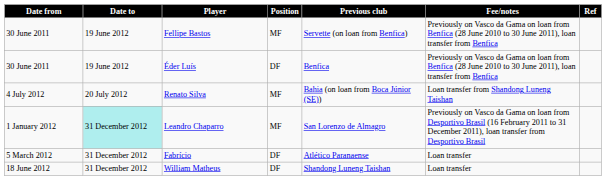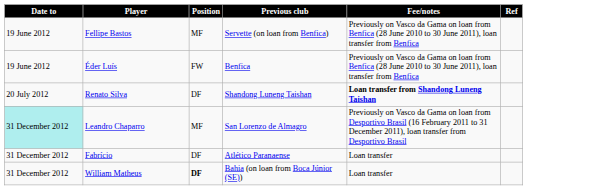- column: (44, 10)
(275, 66) DF -> (197, 66) FW
(276, 94) MF -> (196, 94) DF
(357, 94) Bahia (on loan from Boca Júnior (SE)) -> (268, 94) Shandong Luneng Taishan
(489, 94) normal -> (415, 94) bold
(275, 168) normal -> (196, 173) bold
(347, 168) Shandong Luneng Taishan -> (278, 173) Bahia (on loan from Boca Júnior (SE))
